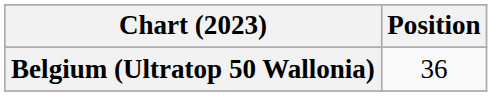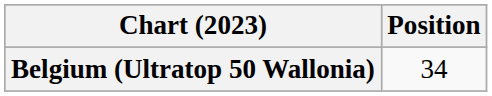(434, 68) 36 -> (434, 68) 34
